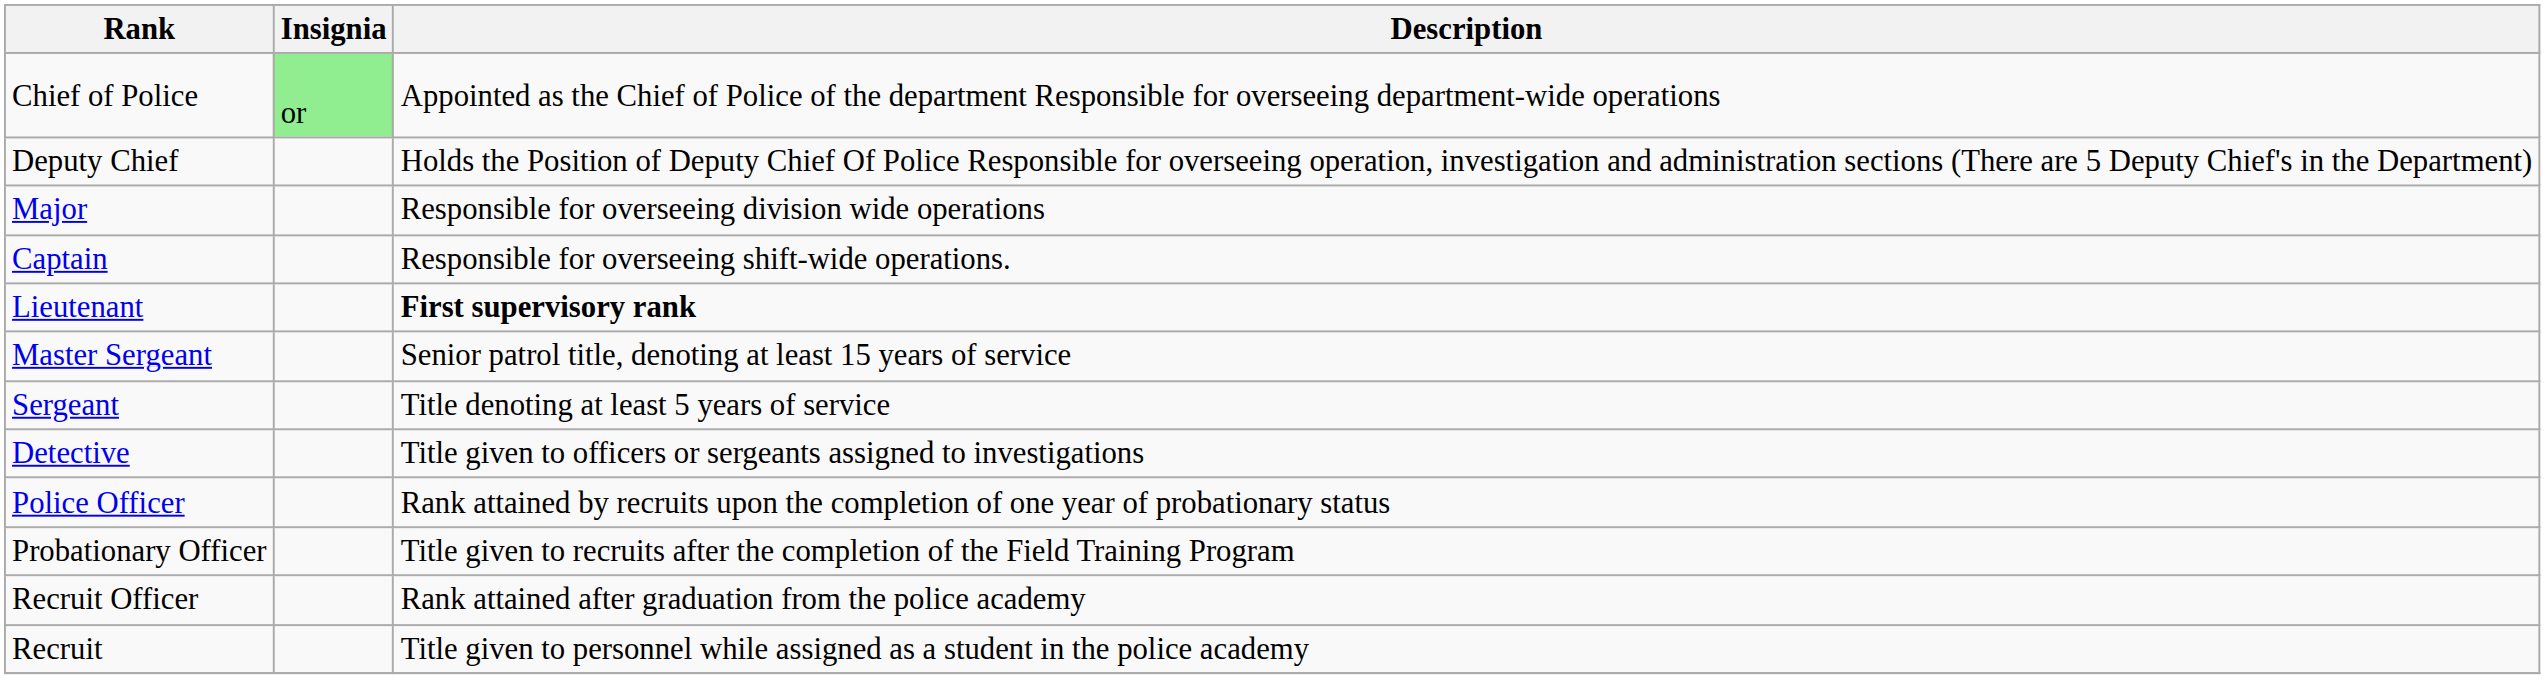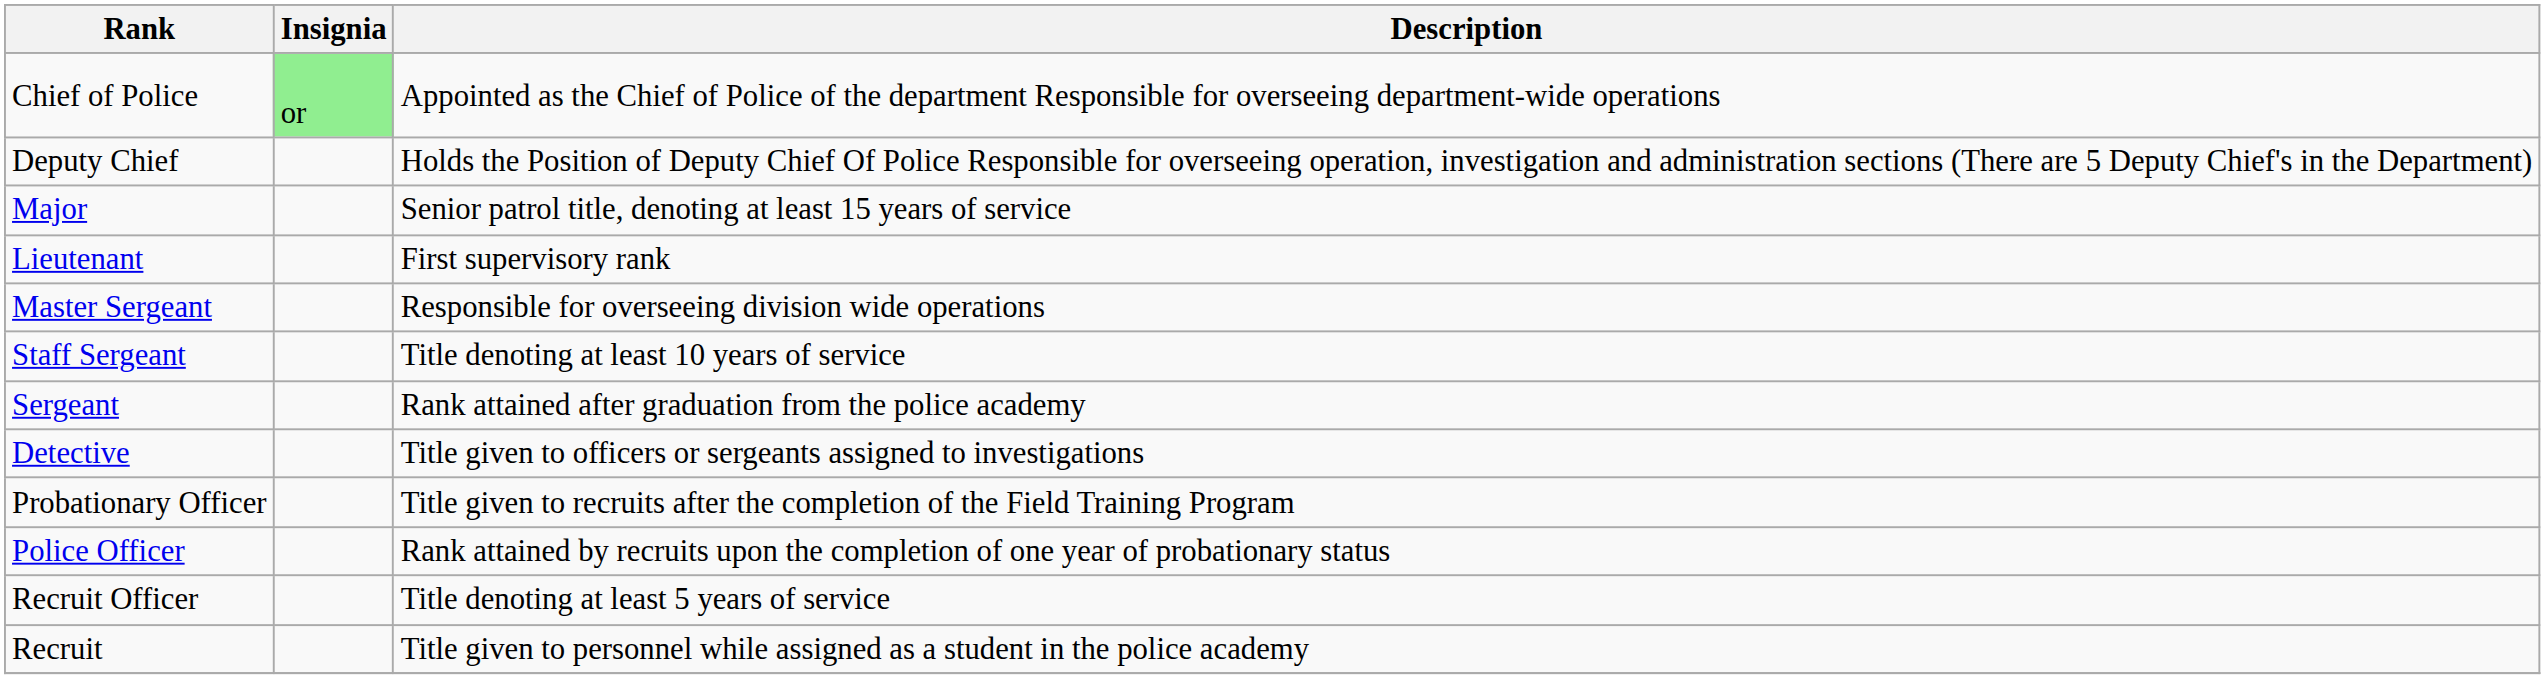(723, 209) Responsible for overseeing division wide operations -> (736, 209) Senior patrol title, denoting at least 15 years of service
- row: (60, 258)
(548, 307) bold -> (536, 258) normal
(736, 355) Senior patrol title, denoting at least 15 years of service -> (723, 307) Responsible for overseeing division wide operations
+ row: (99, 355)
(645, 404) Title denoting at least 5 years of service -> (743, 404) Rank attained after graduation from the police academy
rows swapped: (98, 501) <-> (139, 550)
(743, 599) Rank attained after graduation from the police academy -> (645, 599) Title denoting at least 5 years of service
